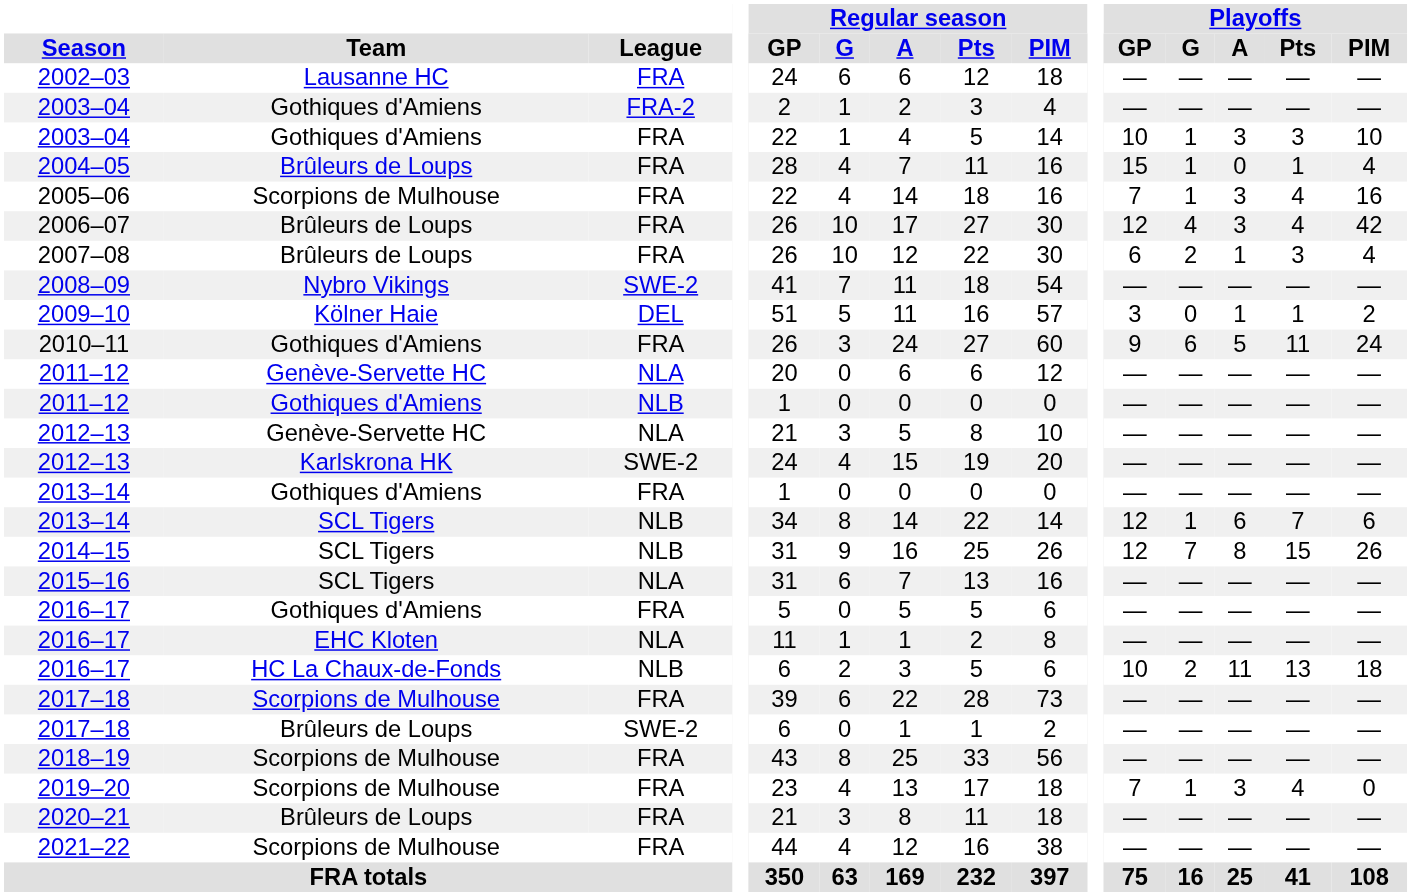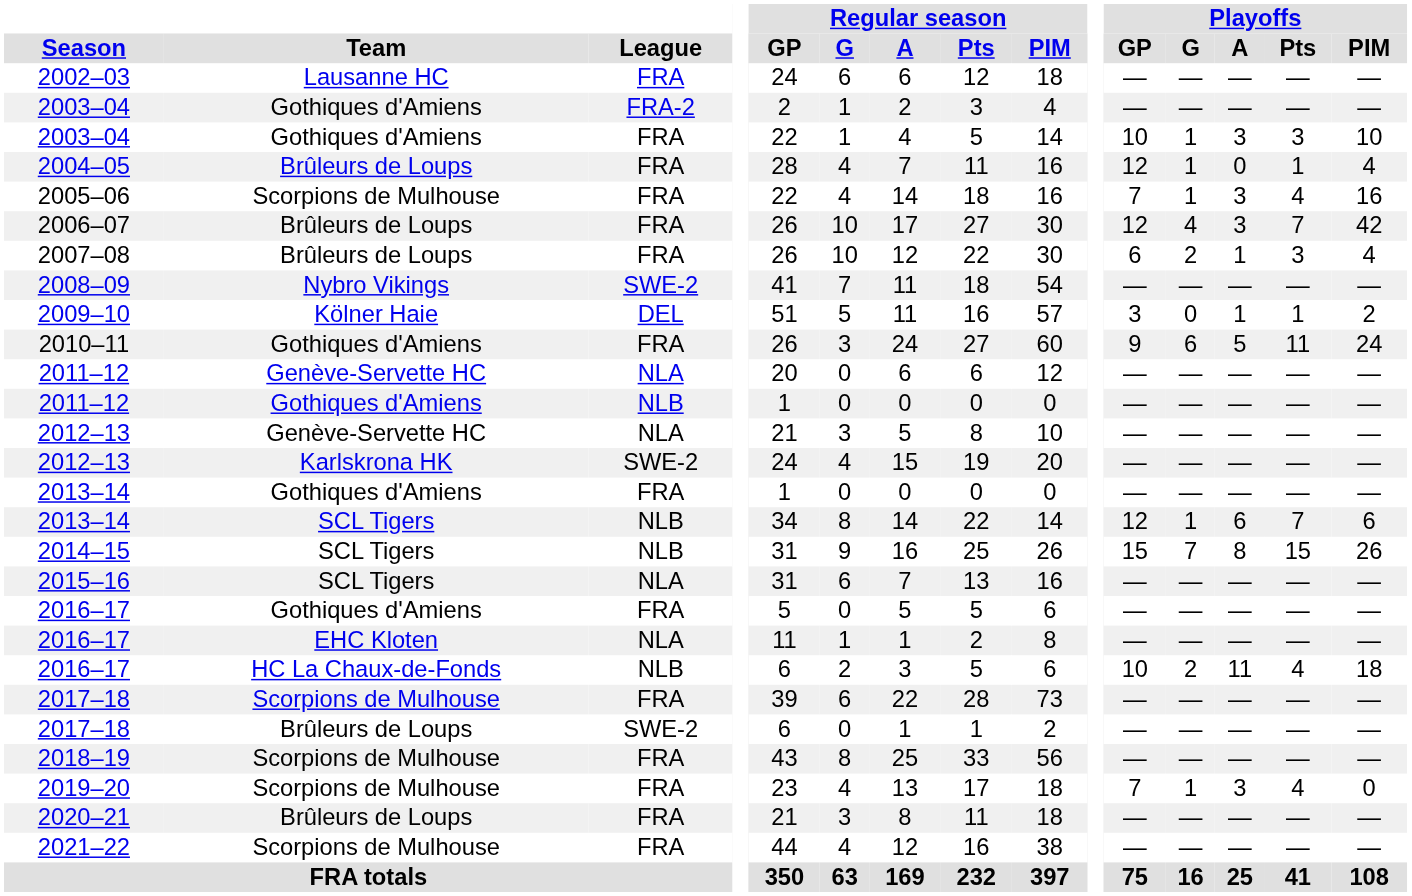(1135, 166) 15 -> (1135, 166) 12
(1298, 225) 4 -> (1298, 225) 7
(1135, 551) 12 -> (1135, 551) 15
(1298, 669) 13 -> (1298, 669) 4
